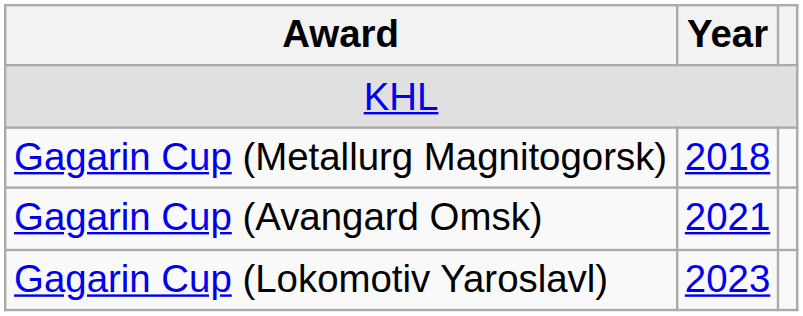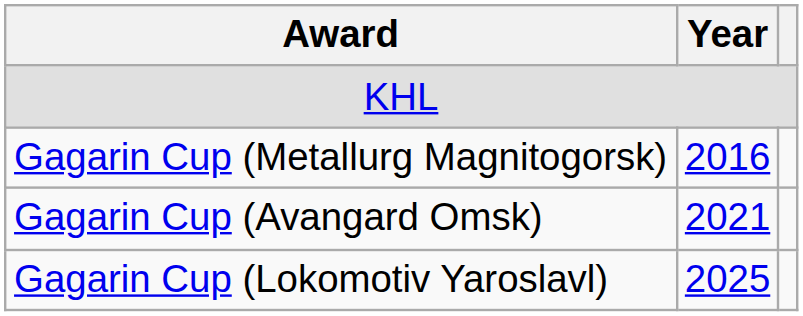(728, 156) 2018 -> (728, 156) 2016
(728, 278) 2023 -> (728, 278) 2025
